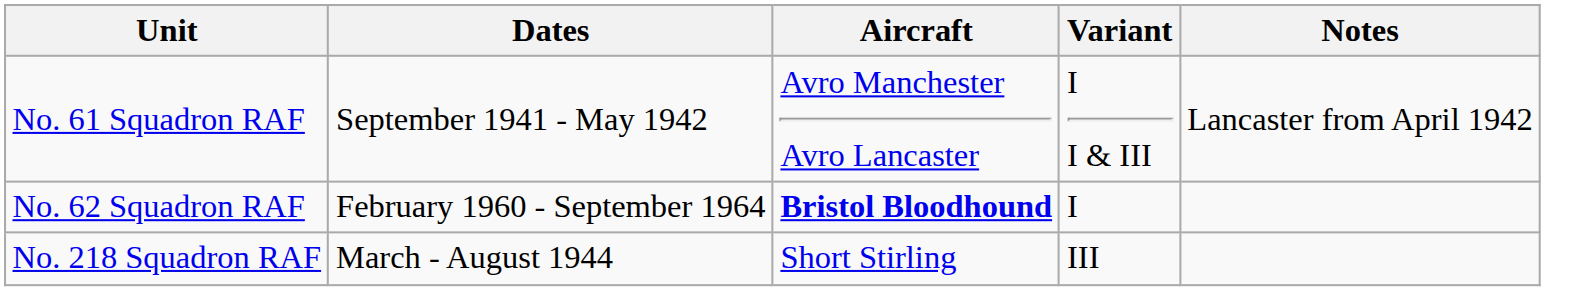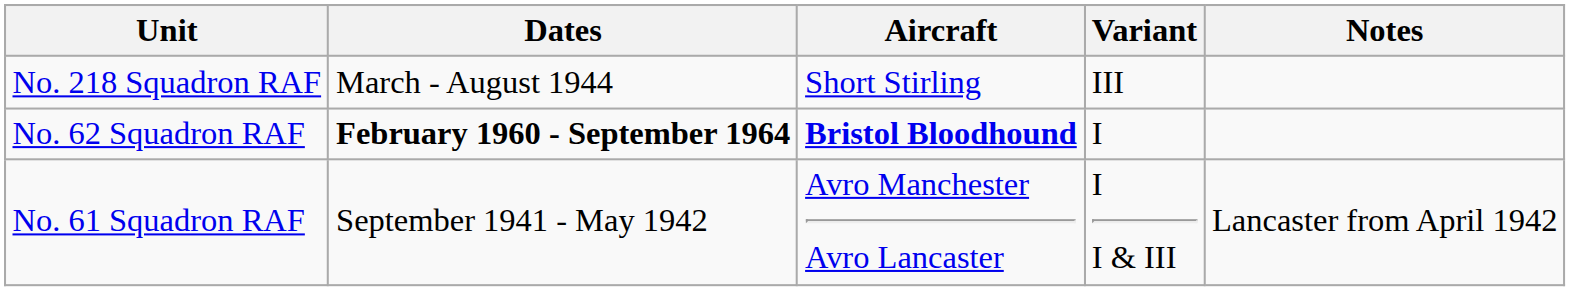rows swapped: (159, 118) <-> (167, 257)
(551, 206) normal -> (563, 133) bold
